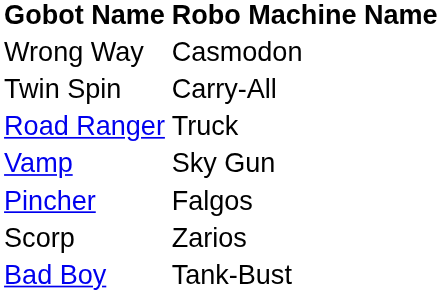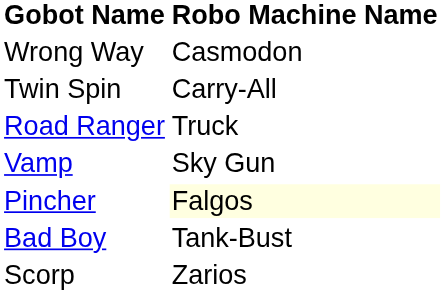(212, 200) no background -> (212, 200) lightyellow background
rows swapped: (39, 238) <-> (55, 275)
